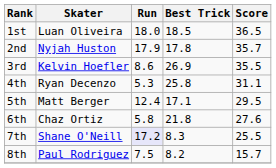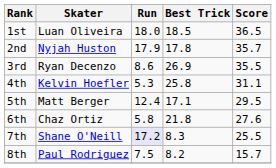(84, 66) Kelvin Hoefler -> (77, 66) Ryan Decenzo
(77, 84) Ryan Decenzo -> (84, 84) Kelvin Hoefler
